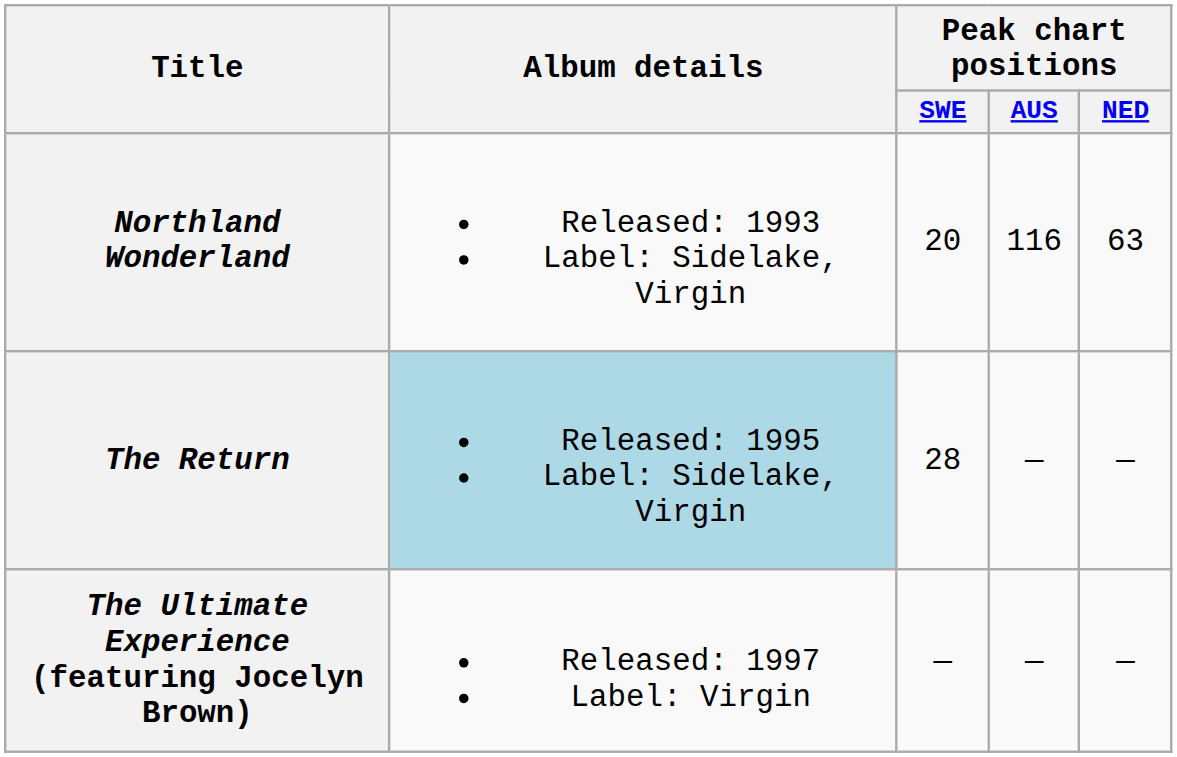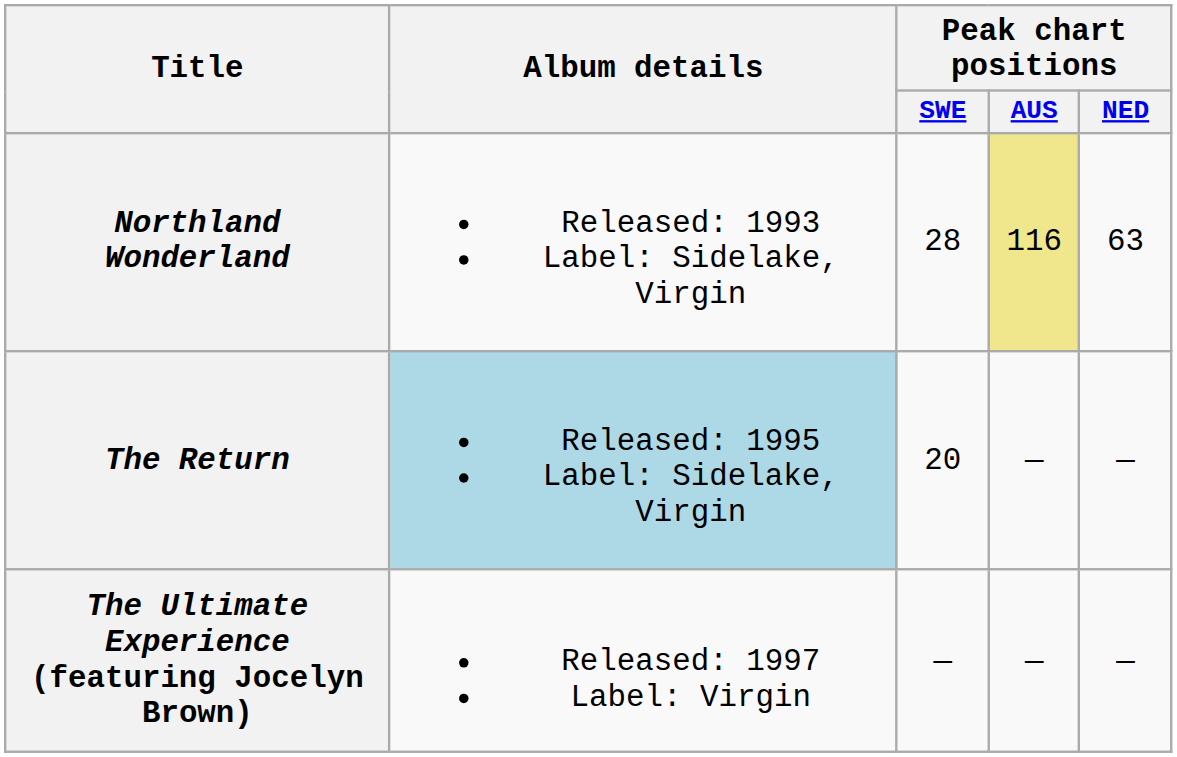(943, 241) 20 -> (943, 241) 28
(1034, 241) no background -> (1034, 241) khaki background
(943, 460) 28 -> (943, 460) 20
